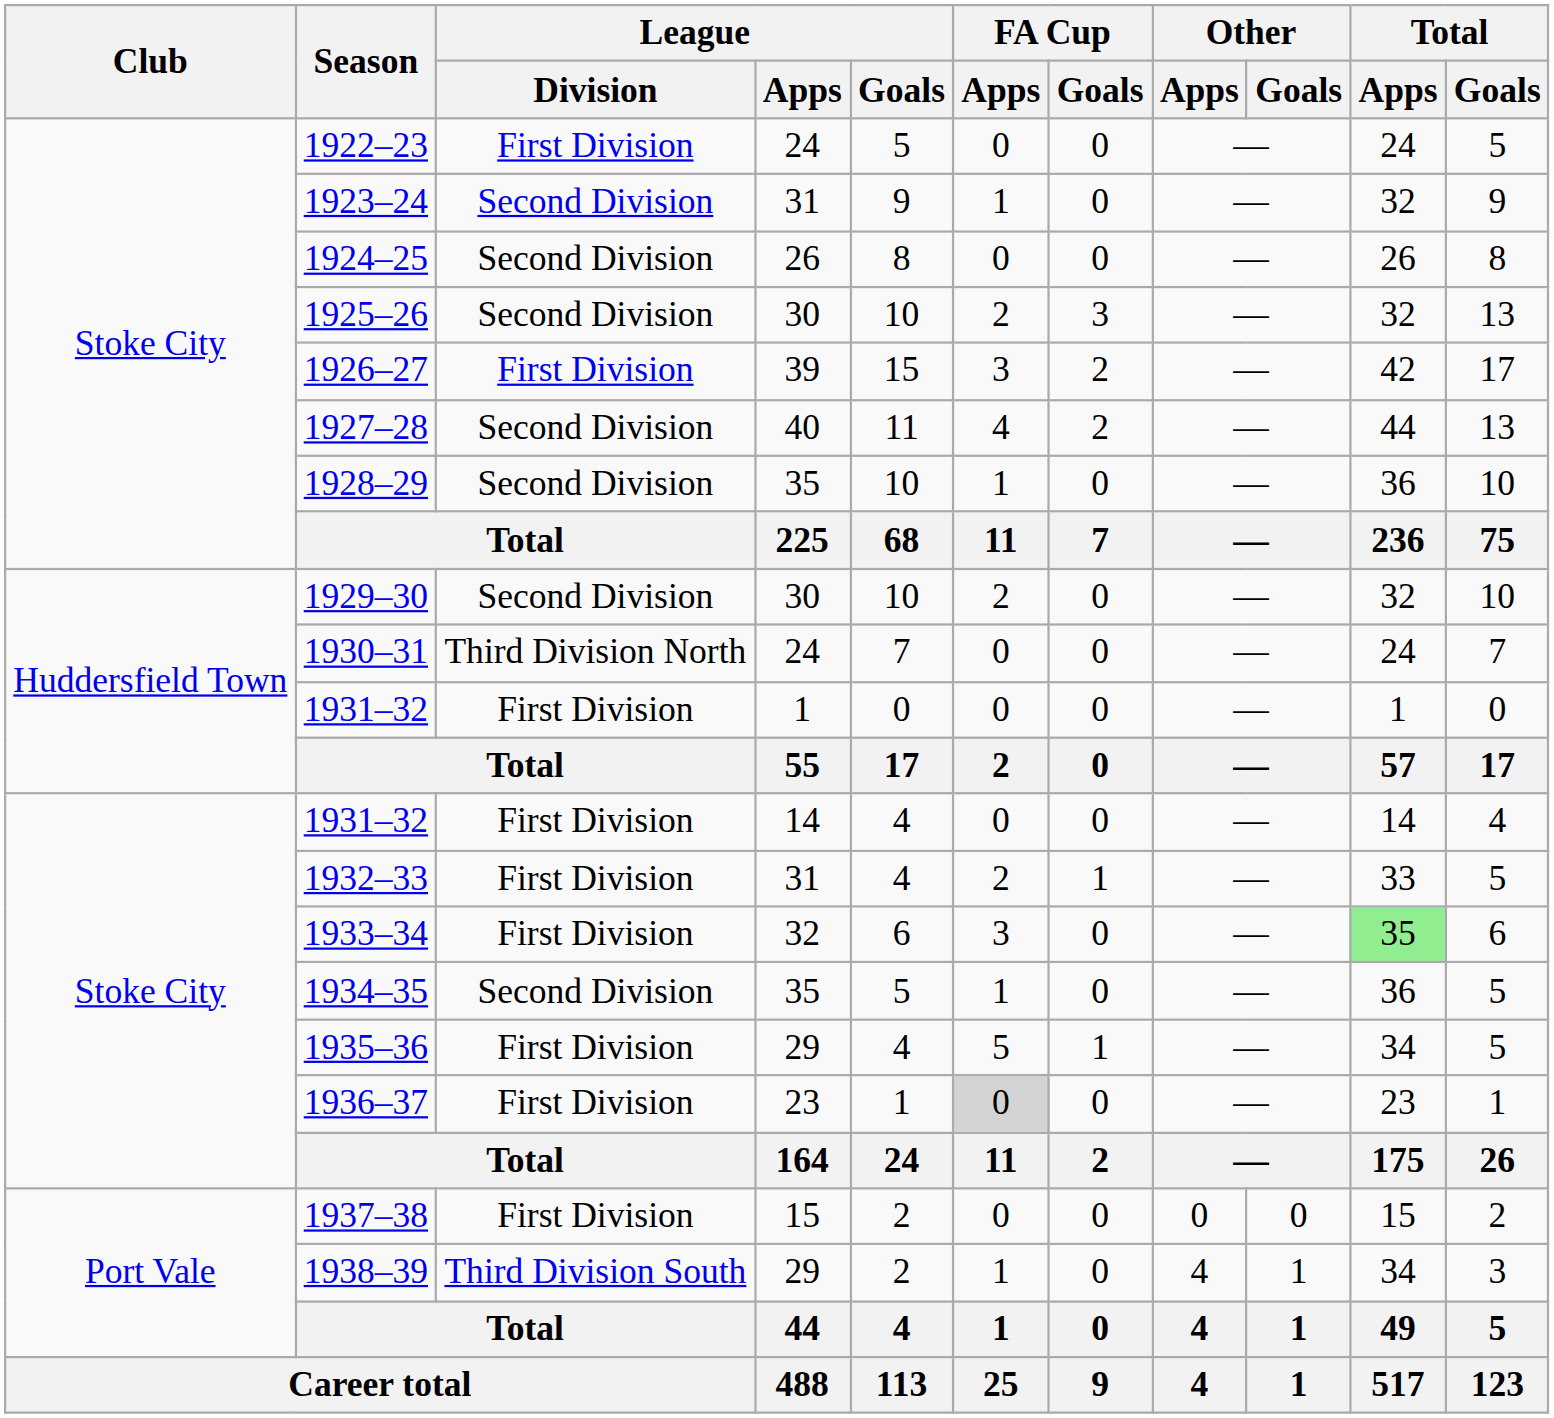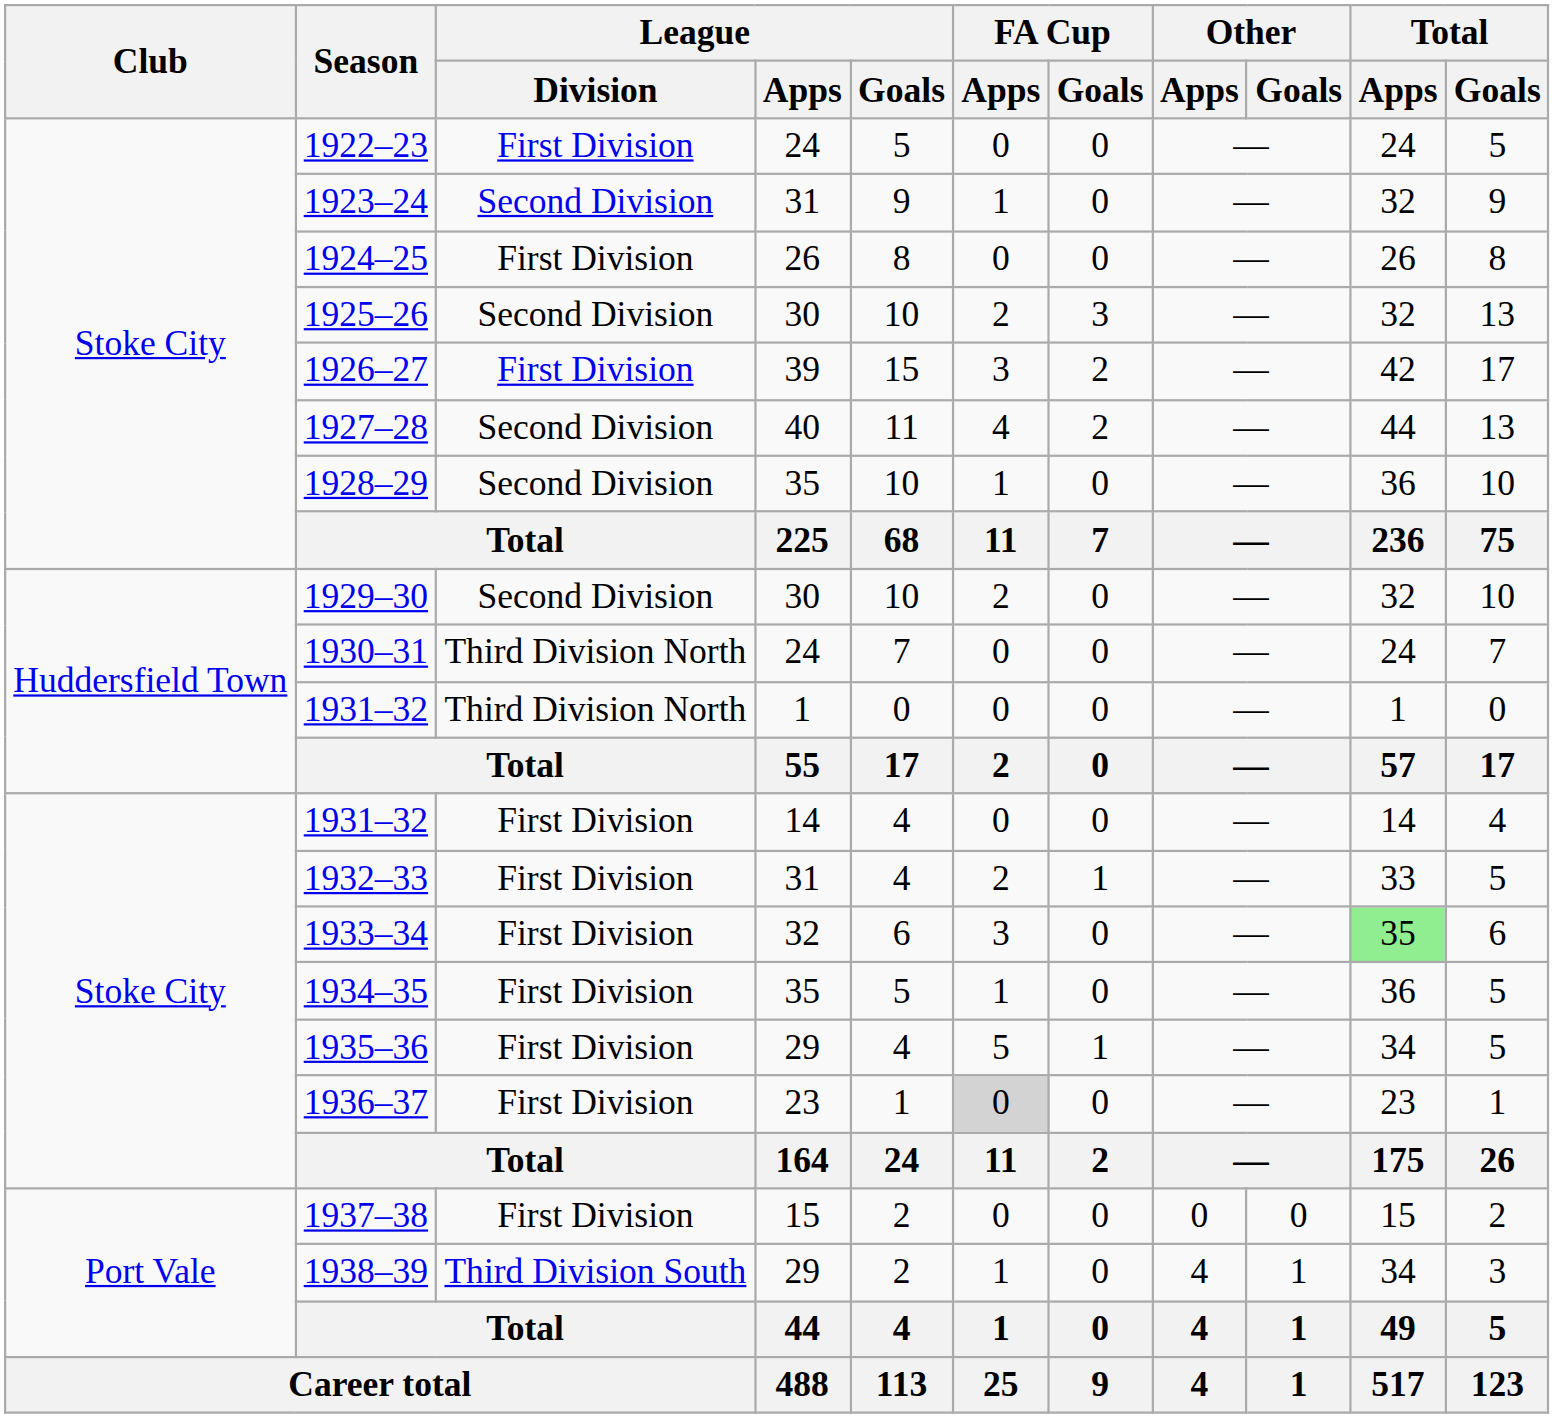(595, 257) Second Division -> (595, 257) First Division
(595, 708) First Division -> (595, 708) Third Division North
(595, 990) Second Division -> (595, 990) First Division
